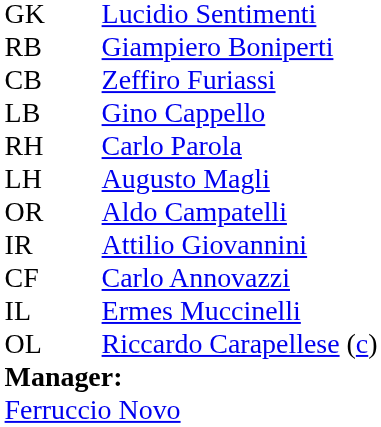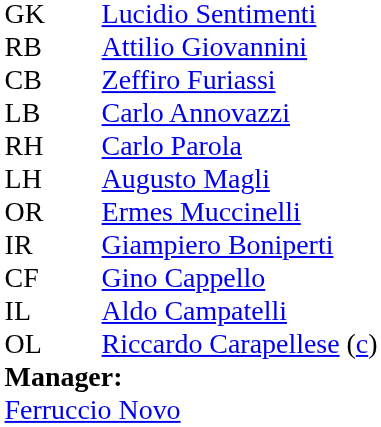(218, 47) Giampiero Boniperti -> (204, 47) Attilio Giovannini
(183, 112) Gino Cappello -> (196, 112) Carlo Annovazzi
(194, 211) Aldo Campatelli -> (201, 211) Ermes Muccinelli
(204, 244) Attilio Giovannini -> (218, 244) Giampiero Boniperti
(196, 277) Carlo Annovazzi -> (183, 277) Gino Cappello
(201, 310) Ermes Muccinelli -> (194, 310) Aldo Campatelli
